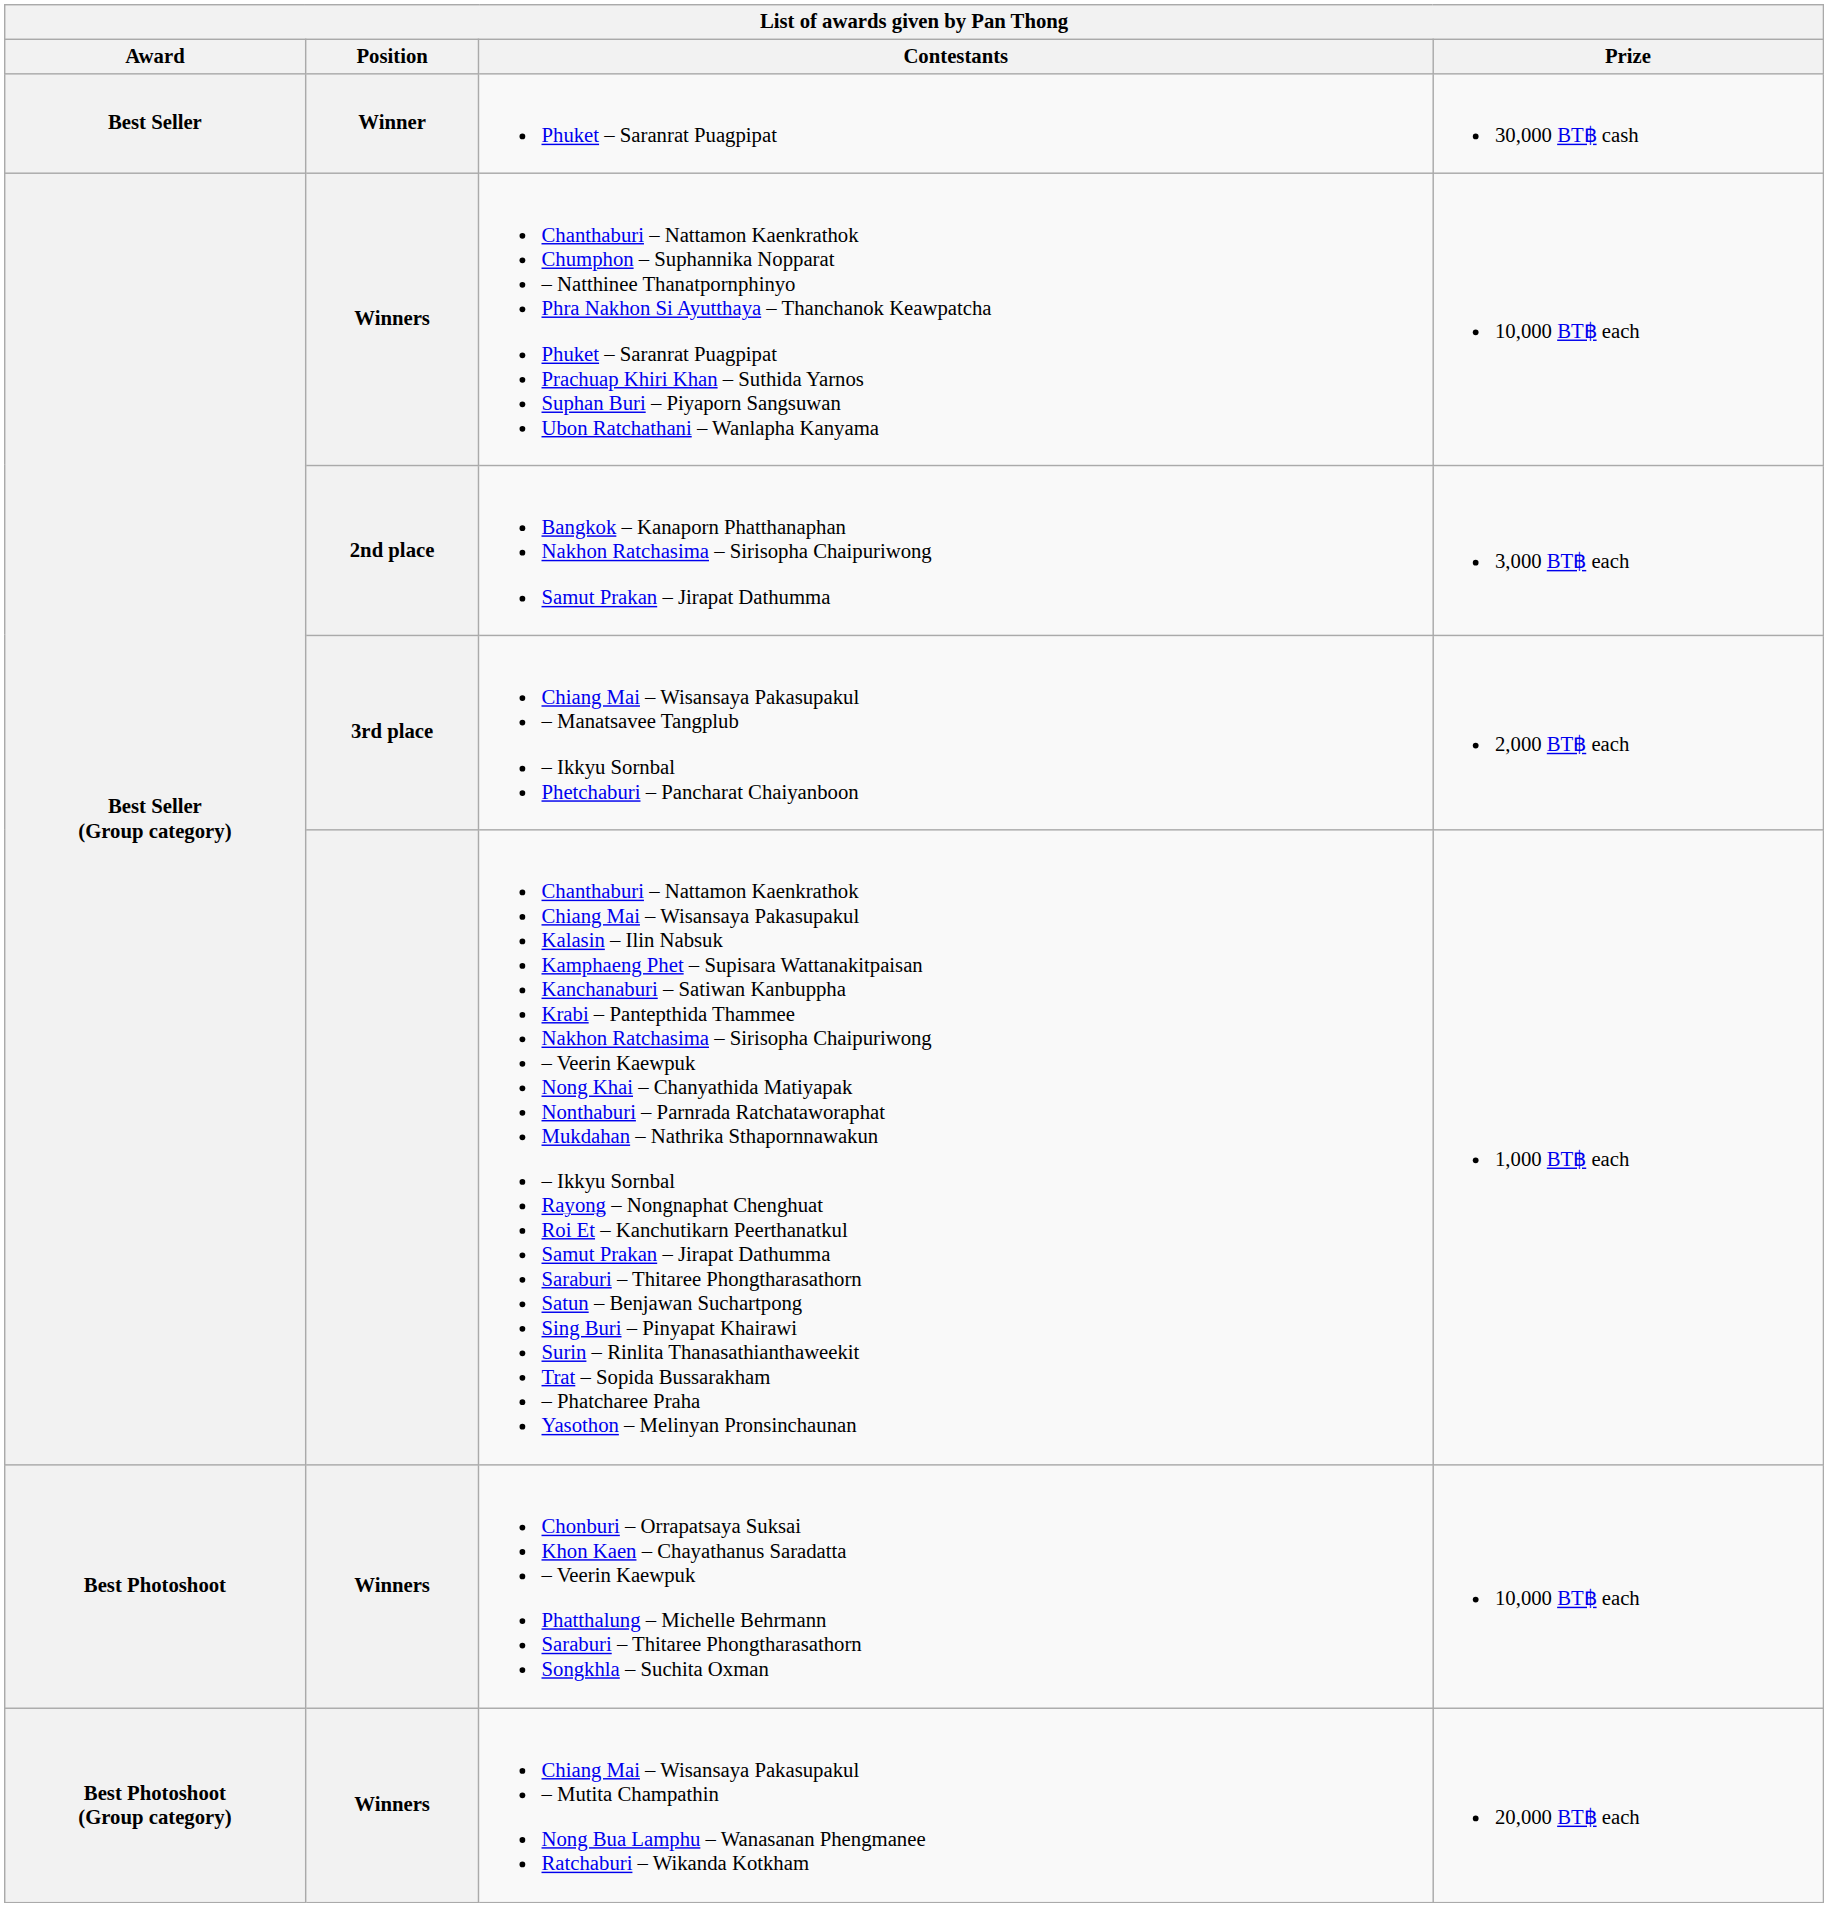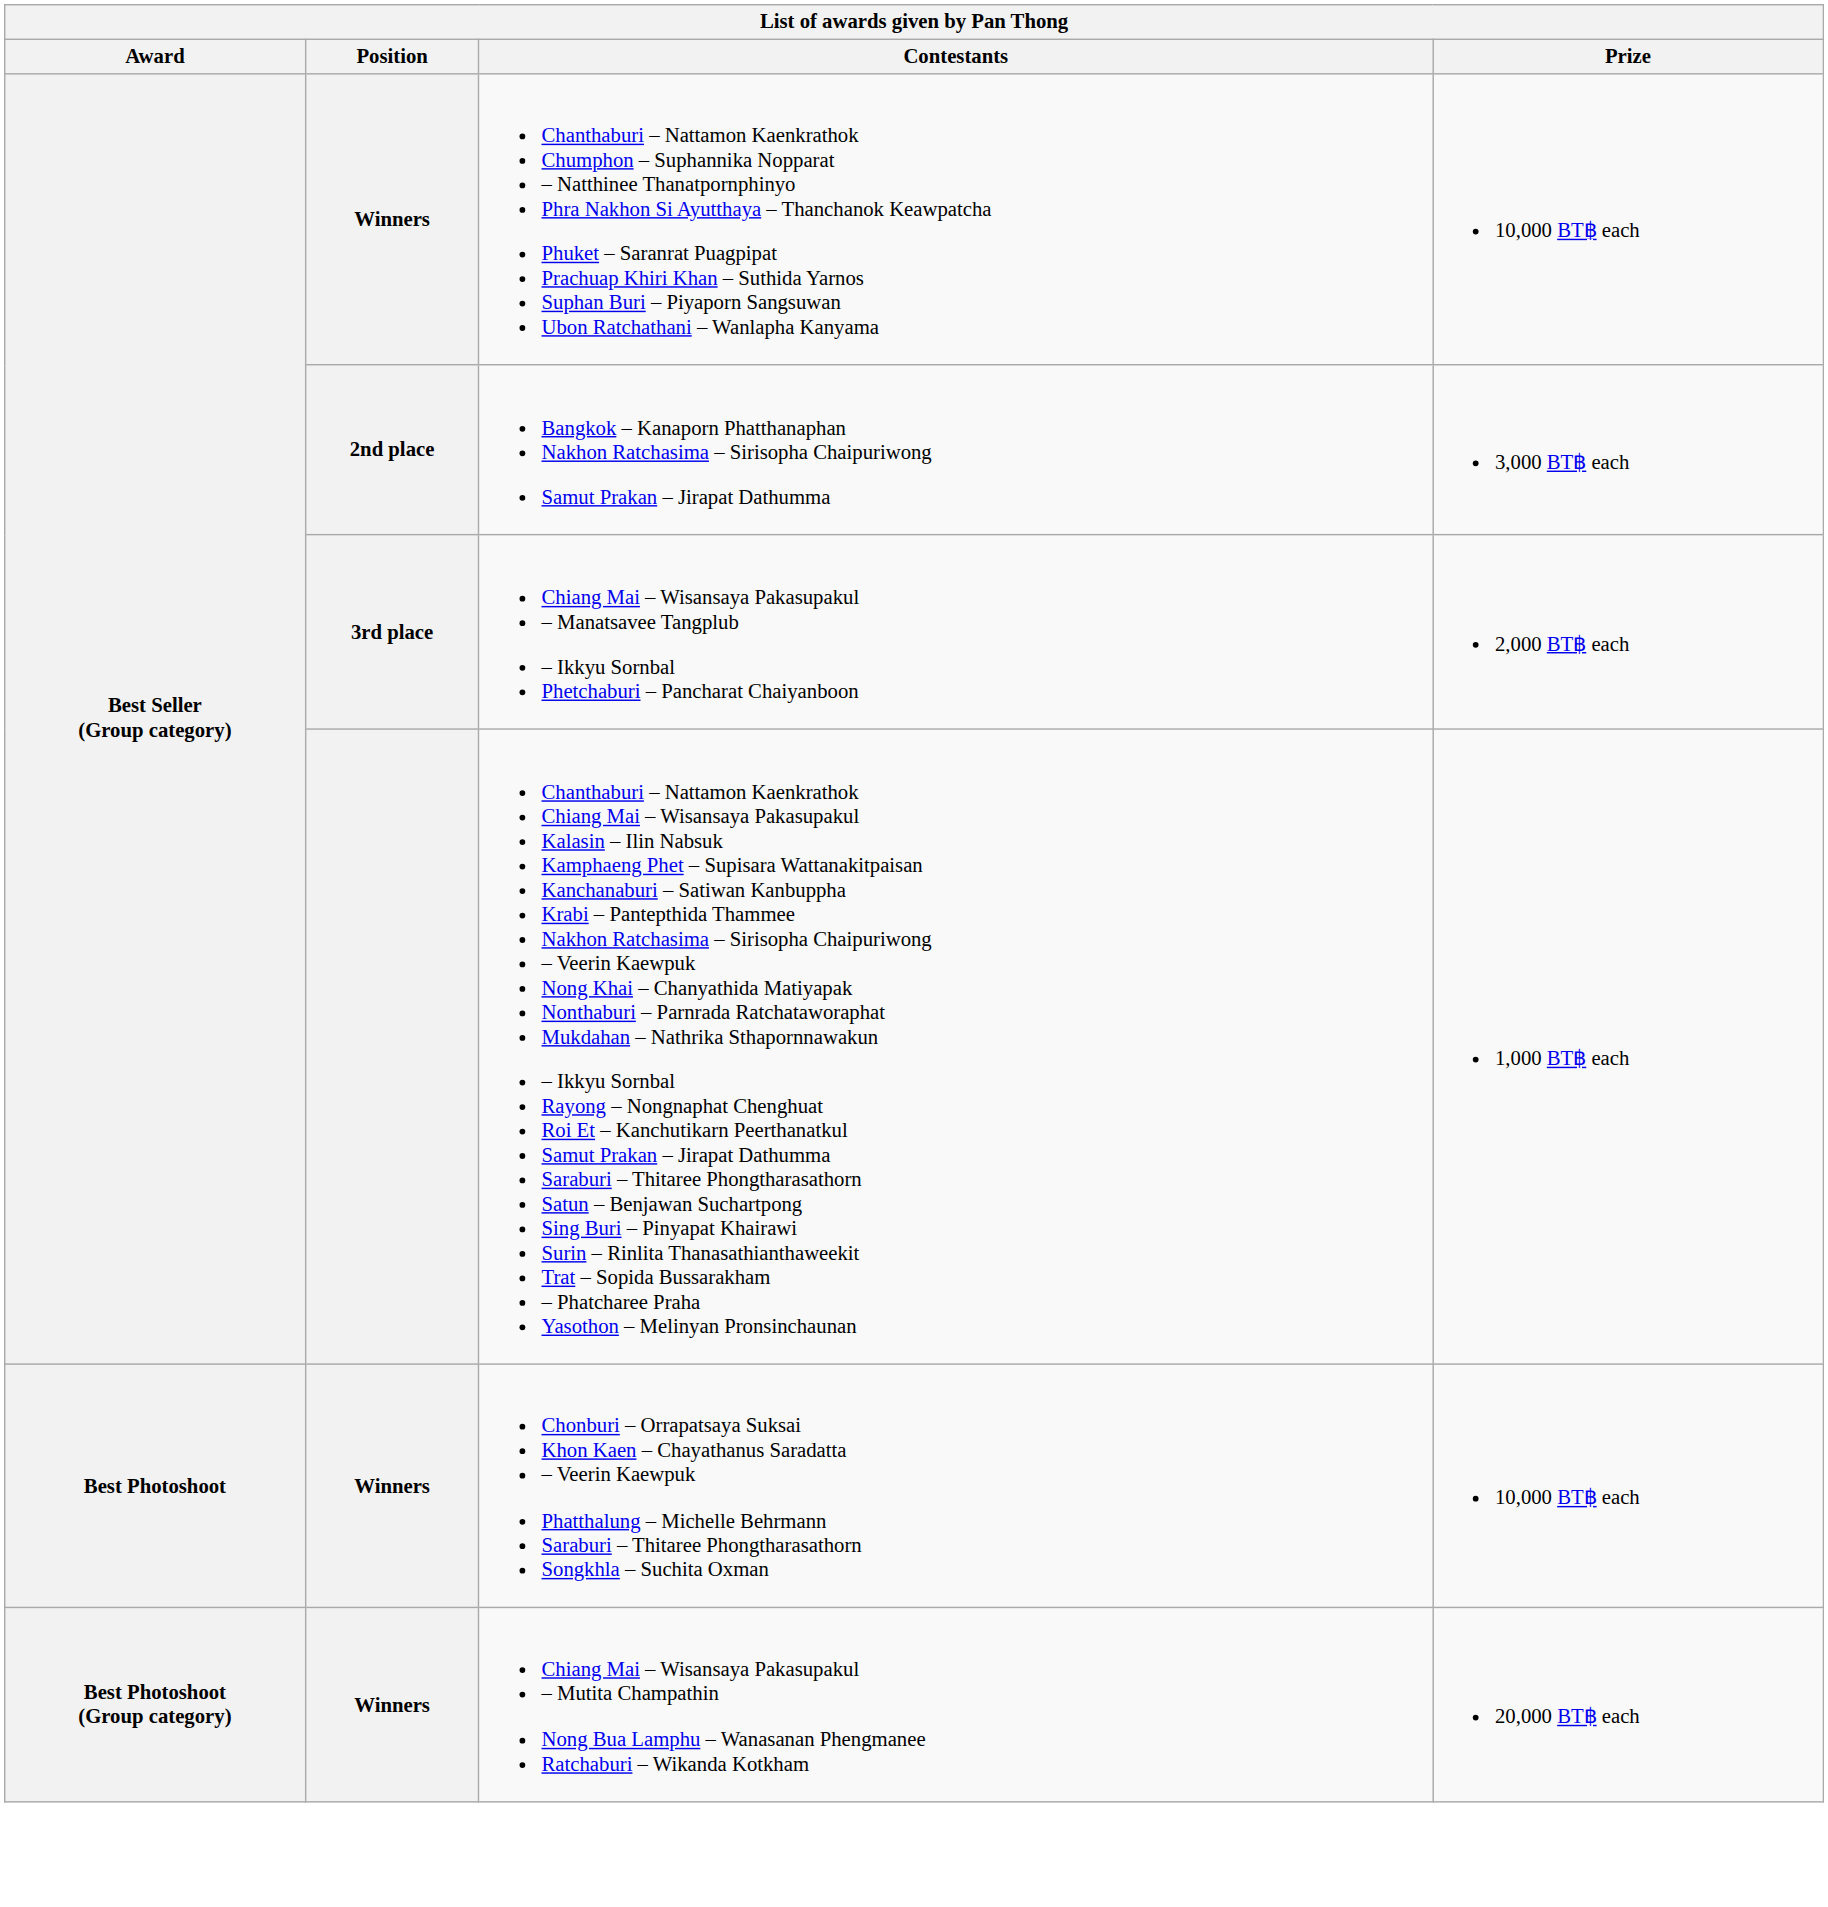- row: (956, 136)
